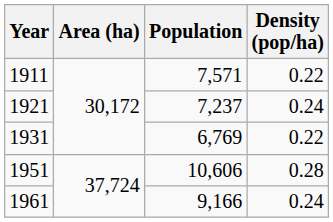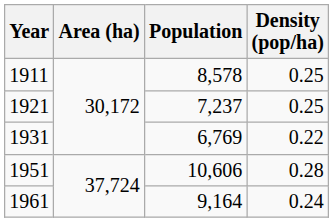(220, 74) 7,571 -> (220, 74) 8,578
(306, 74) 0.22 -> (306, 74) 0.25
(306, 106) 0.24 -> (306, 106) 0.25
(220, 201) 9,166 -> (220, 201) 9,164
